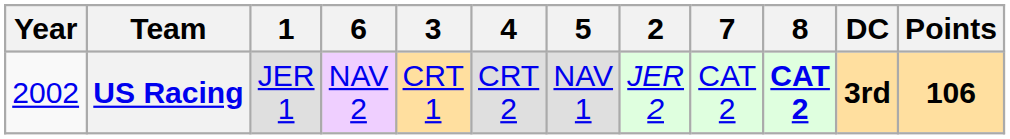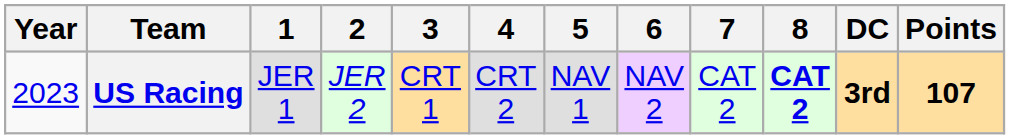columns swapped: (656, 28) <-> (359, 28)
(46, 92) 2002 -> (46, 92) 2023
(951, 92) 106 -> (951, 92) 107
